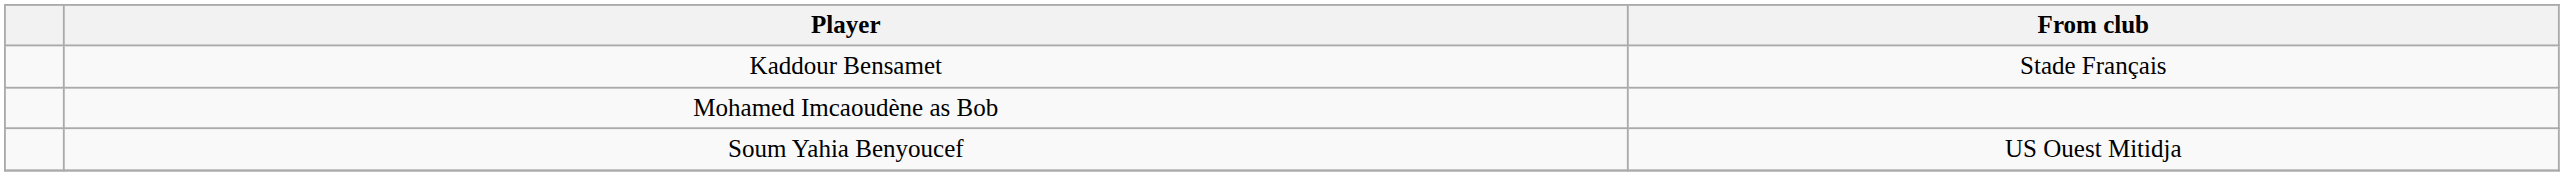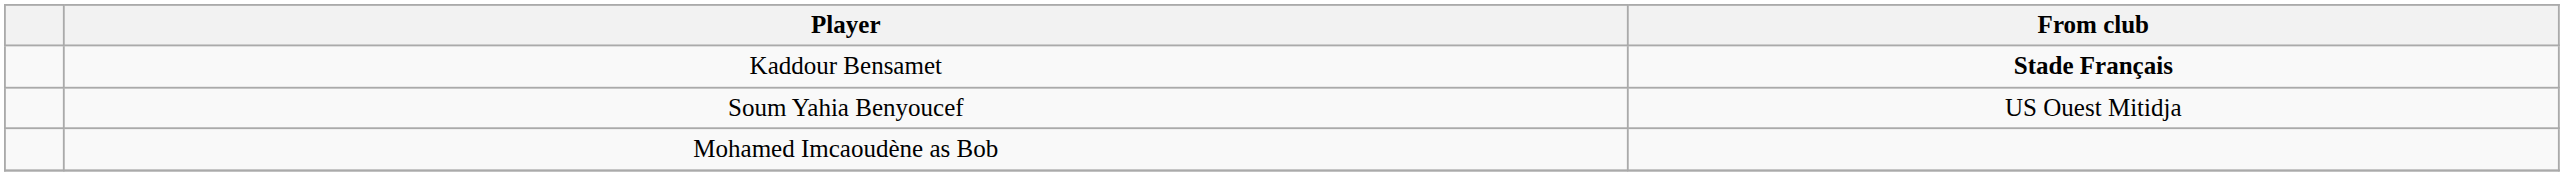(2093, 66) normal -> (2093, 66) bold
rows swapped: (846, 107) <-> (846, 148)
